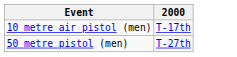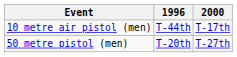+ column: (173, 12)
